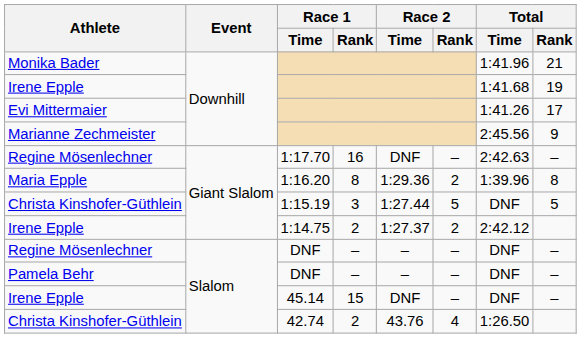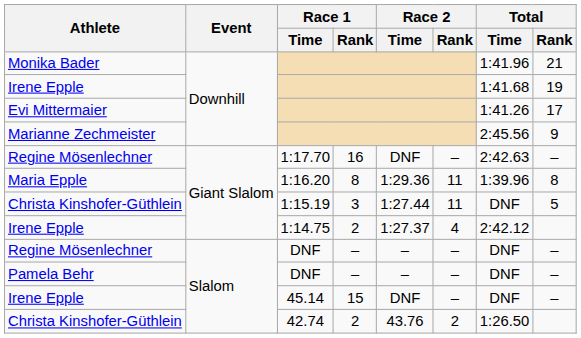(455, 181) 2 -> (455, 181) 11
(455, 204) 5 -> (455, 204) 11
(455, 228) 2 -> (455, 228) 4
(455, 321) 4 -> (455, 321) 2
